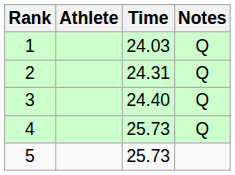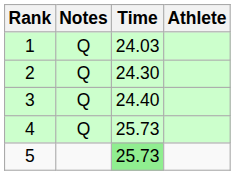columns swapped: (89, 18) <-> (202, 18)
(148, 73) 24.31 -> (138, 73) 24.30
(148, 156) no background -> (138, 156) lightgreen background
